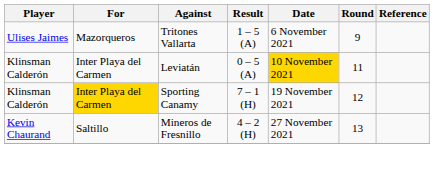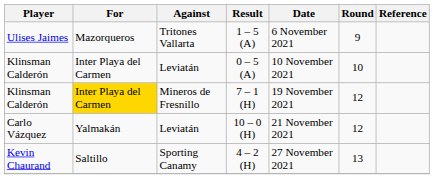(301, 67) gold background -> (302, 67) no background
(358, 67) 11 -> (358, 67) 10
(180, 98) Sporting Canamy -> (185, 98) Mineros de Fresnillo
+ row: (247, 128)
(186, 128) Mineros de Fresnillo -> (179, 158) Sporting Canamy
